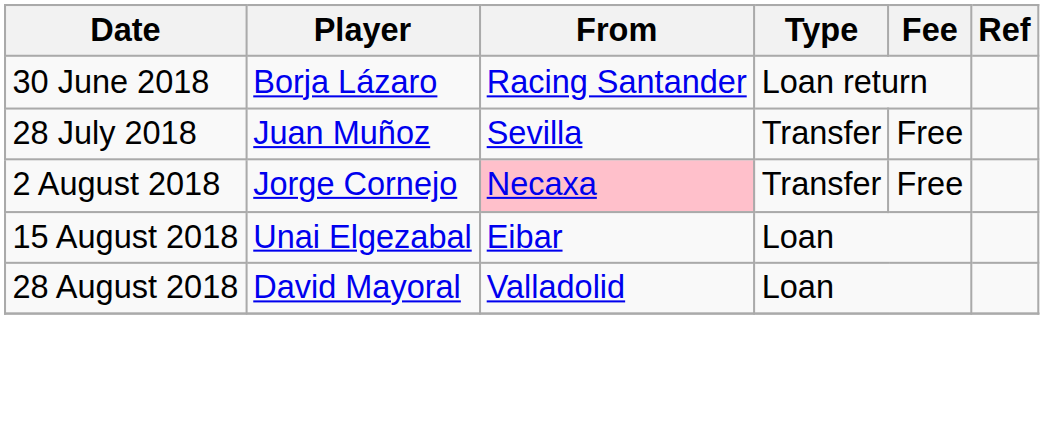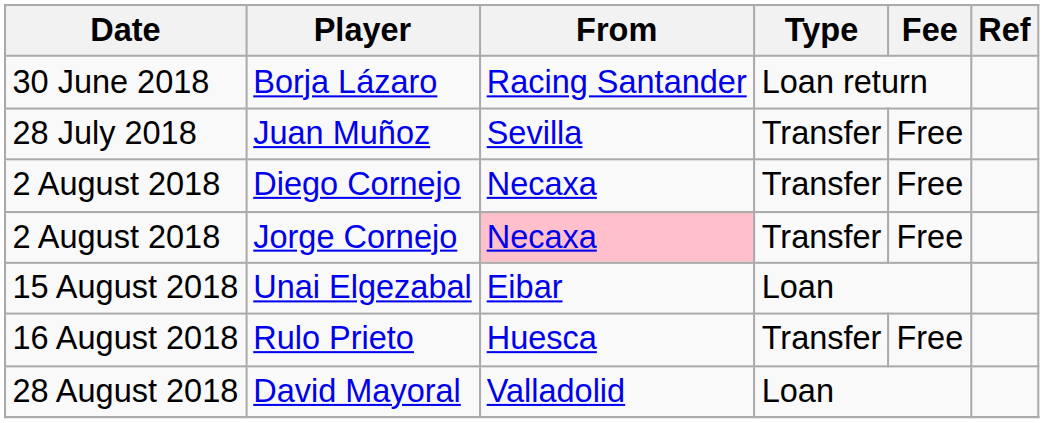+ row: (357, 184)
+ row: (334, 339)
